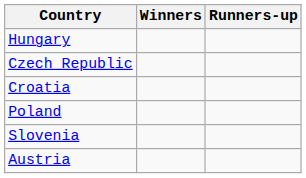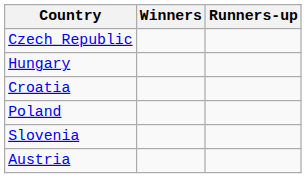rows swapped: (70, 65) <-> (39, 41)
